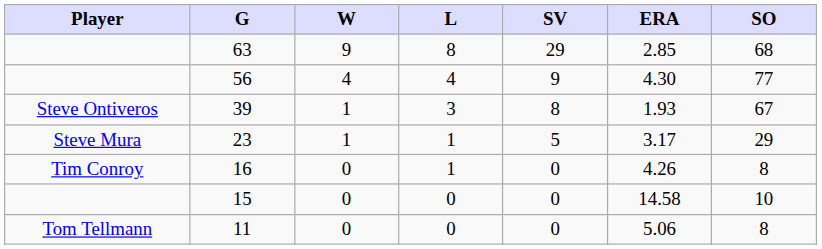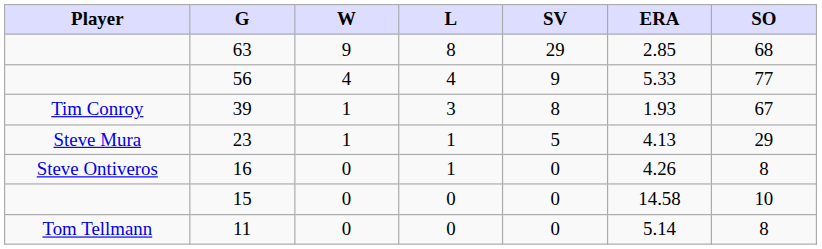(659, 79) 4.30 -> (659, 79) 5.33
(97, 109) Steve Ontiveros -> (97, 109) Tim Conroy
(659, 139) 3.17 -> (659, 139) 4.13
(97, 169) Tim Conroy -> (97, 169) Steve Ontiveros
(659, 229) 5.06 -> (659, 229) 5.14
